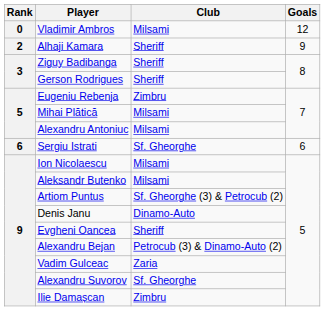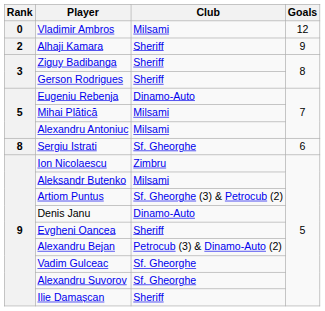(150, 96) Zimbru -> (164, 96) Dinamo-Auto
(20, 146) 6 -> (20, 146) 8
(151, 163) Milsami -> (150, 163) Zimbru
(145, 264) Zaria -> (165, 264) Sf. Gheorghe
(150, 297) Zimbru -> (148, 297) Sheriff
